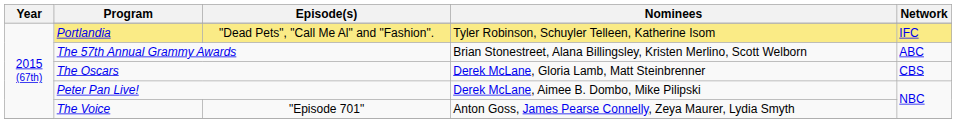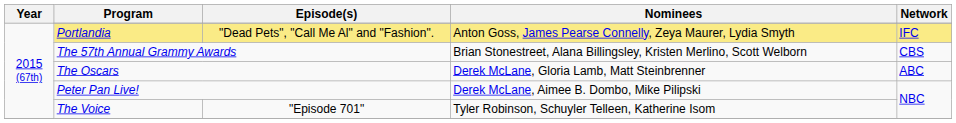(584, 33) Tyler Robinson, Schuyler Telleen, Katherine Isom -> (624, 33) Anton Goss, James Pearse Connelly, Zeya Maurer, Lydia Smyth
(912, 52) ABC -> (912, 52) CBS
(912, 71) CBS -> (912, 71) ABC
(624, 109) Anton Goss, James Pearse Connelly, Zeya Maurer, Lydia Smyth -> (584, 109) Tyler Robinson, Schuyler Telleen, Katherine Isom
